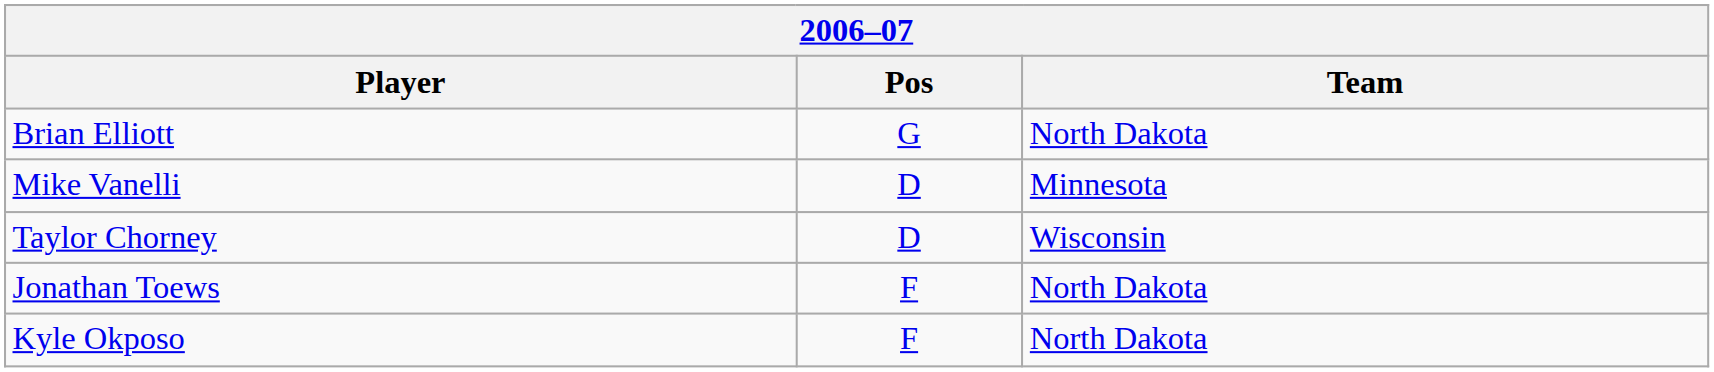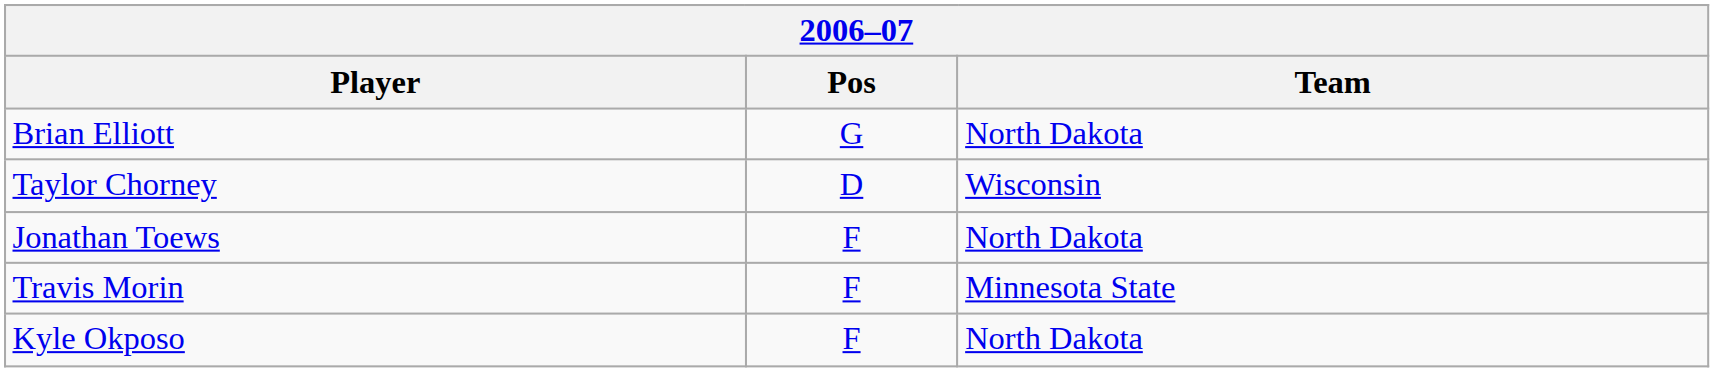- row: (97, 184)
+ row: (98, 287)
